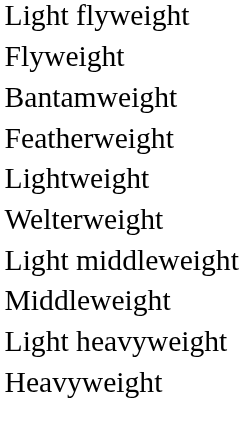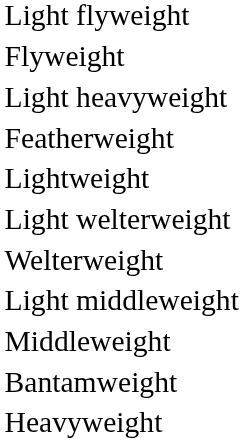rows swapped: (91, 97) <-> (116, 341)
+ row: (118, 219)
